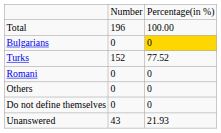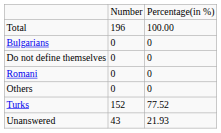(149, 43) gold background -> (149, 43) no background
rows swapped: (18, 58) <-> (56, 105)
